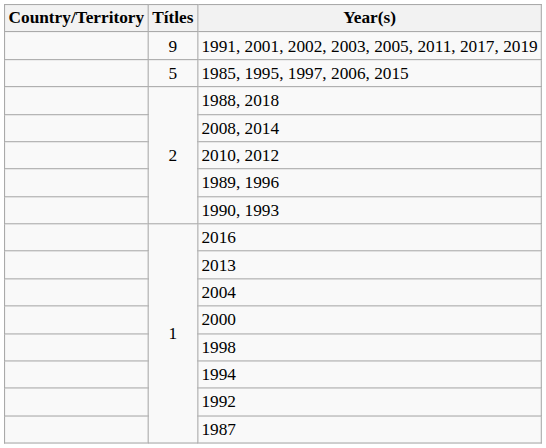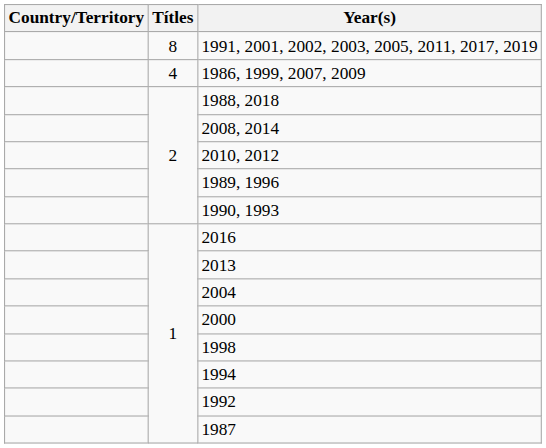(173, 45) 9 -> (173, 45) 8
- row: (305, 73)
+ row: (283, 73)
